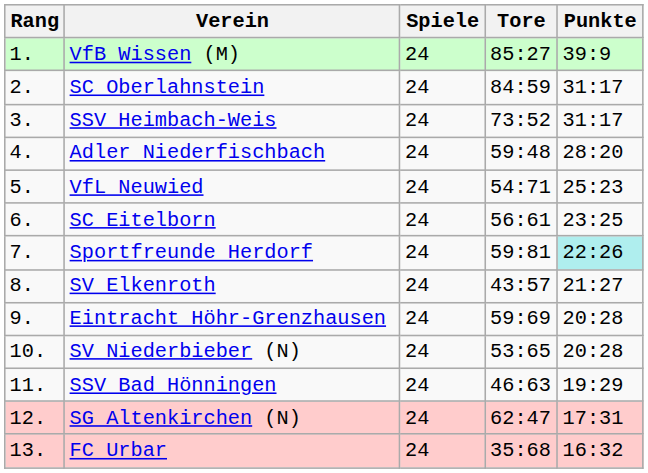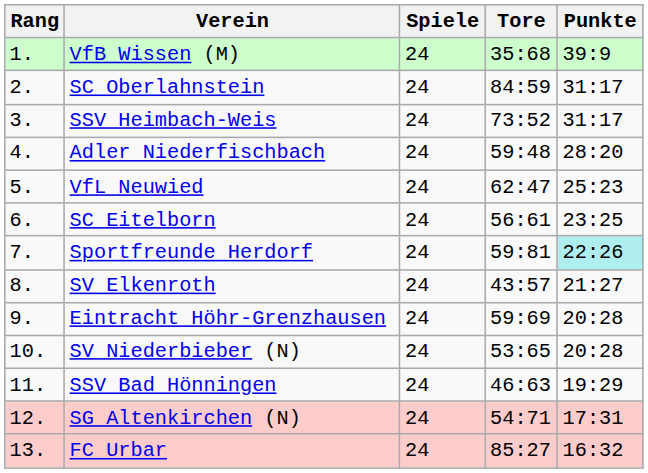(520, 54) 85:27 -> (520, 54) 35:68
(520, 187) 54:71 -> (520, 187) 62:47
(520, 418) 62:47 -> (520, 418) 54:71
(520, 451) 35:68 -> (520, 451) 85:27
